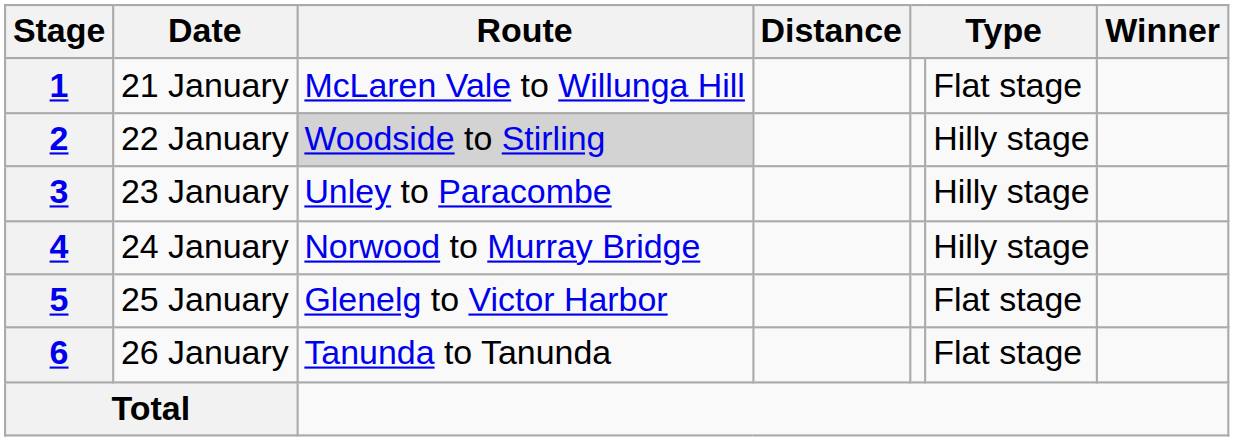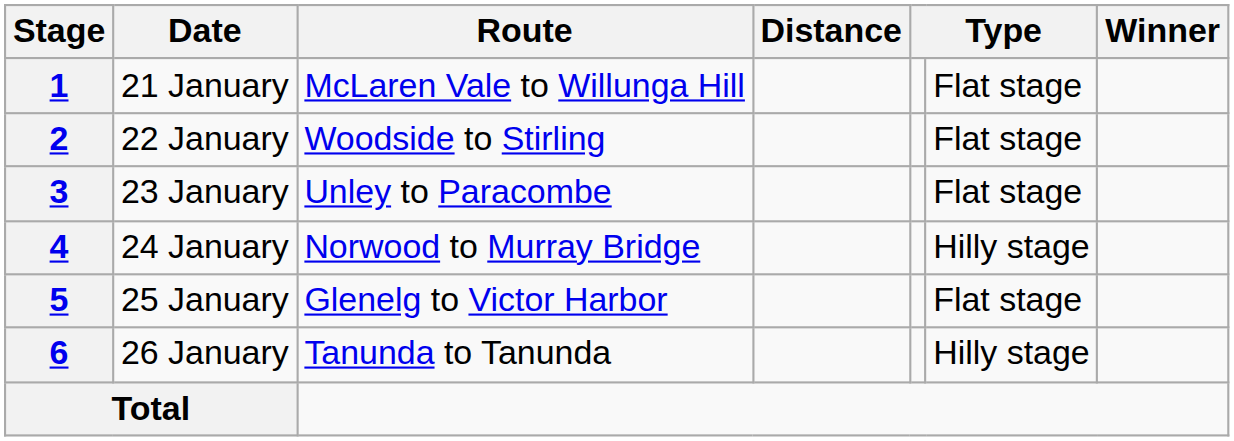(455, 138) lightgrey background -> (455, 138) no background
(1011, 138) Hilly stage -> (1008, 138) Flat stage
(1011, 192) Hilly stage -> (1008, 192) Flat stage
(1008, 354) Flat stage -> (1011, 354) Hilly stage
